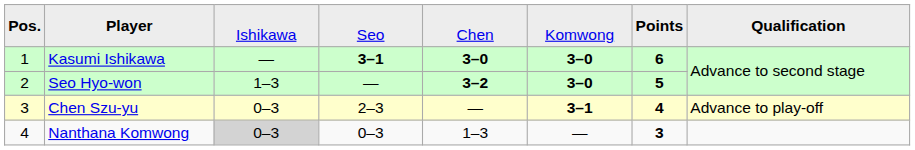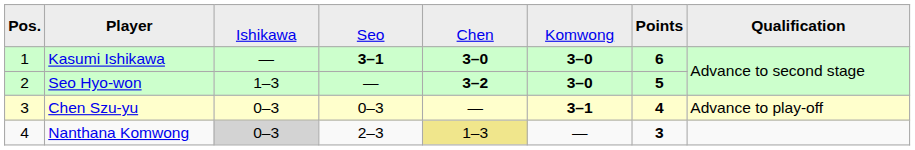(371, 108) 2–3 -> (371, 108) 0–3
(371, 133) 0–3 -> (371, 133) 2–3
(475, 133) no background -> (475, 133) khaki background
